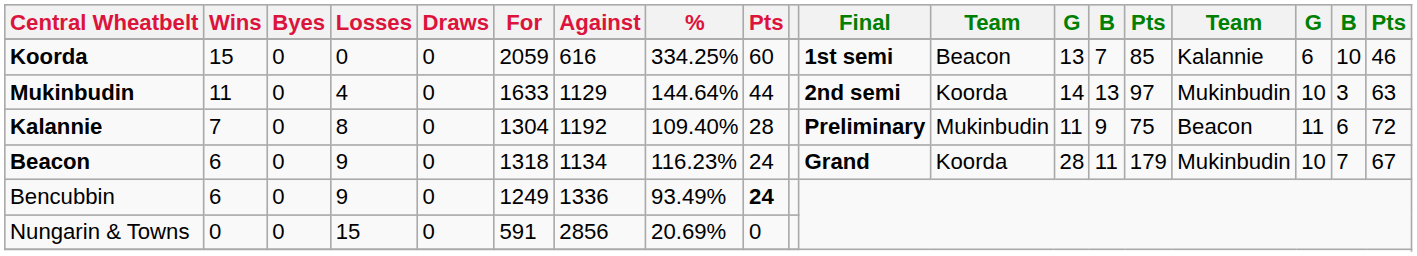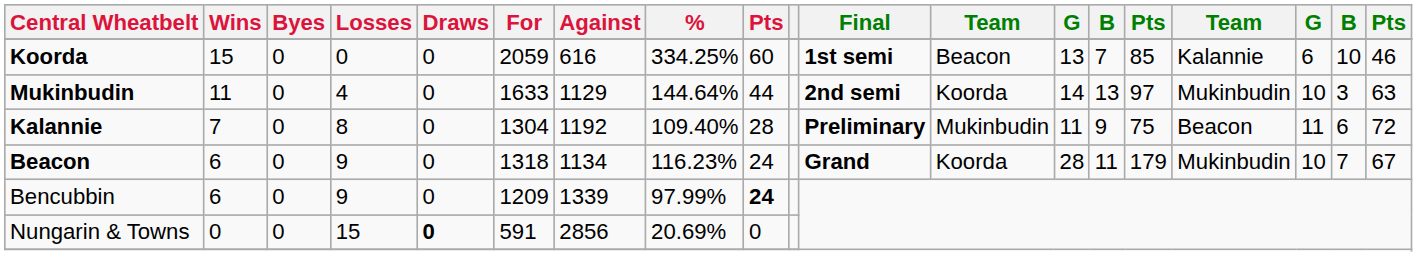(524, 197) 1249 -> (524, 197) 1209
(584, 197) 1336 -> (584, 197) 1339
(689, 197) 93.49% -> (689, 197) 97.99%
(429, 232) normal -> (429, 232) bold
